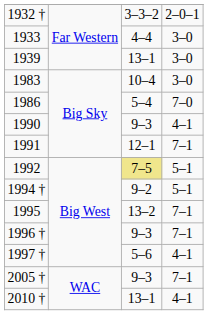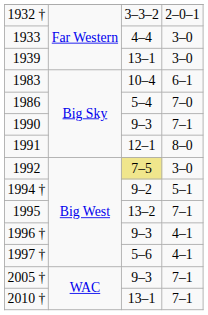(182, 80) 3–0 -> (182, 80) 6–1
(182, 124) 4–1 -> (182, 124) 7–1
(182, 146) 7–1 -> (182, 146) 8–0
(182, 168) 5–1 -> (182, 168) 3–0
(182, 233) 7–1 -> (182, 233) 4–1
(182, 299) 4–1 -> (182, 299) 7–1
